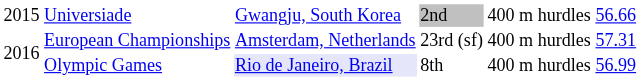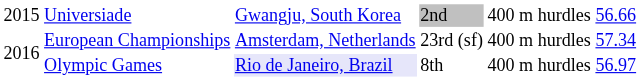(616, 40) 57.31 -> (616, 40) 57.34
(616, 65) 56.99 -> (616, 65) 56.97
